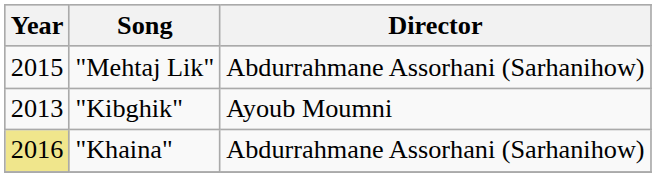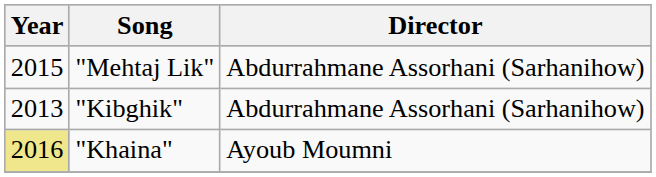(309, 108) Ayoub Moumni -> (435, 108) Abdurrahmane Assorhani (Sarhanihow)
(435, 150) Abdurrahmane Assorhani (Sarhanihow) -> (309, 150) Ayoub Moumni
